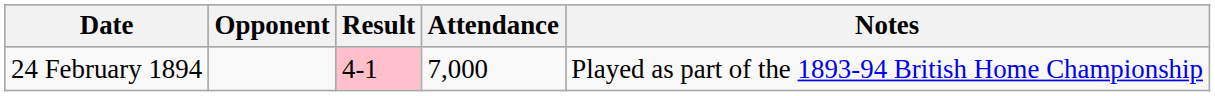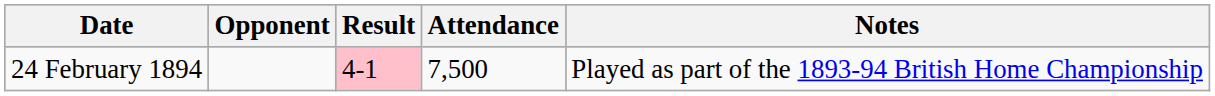(458, 68) 7,000 -> (458, 68) 7,500
